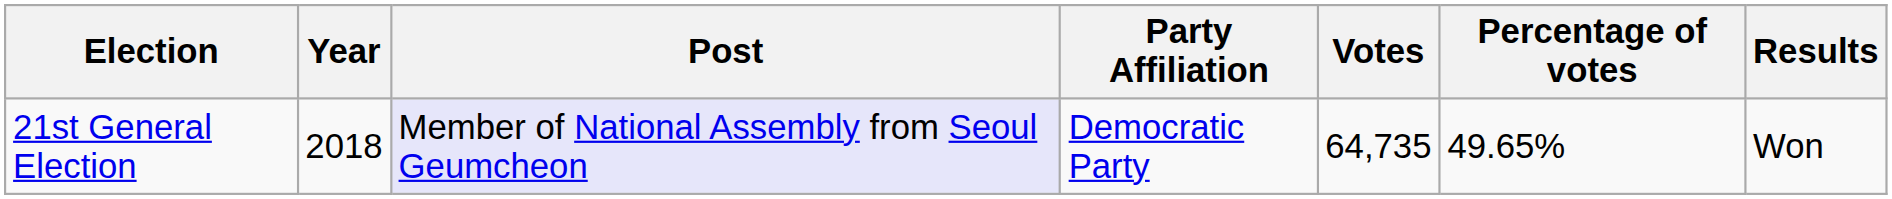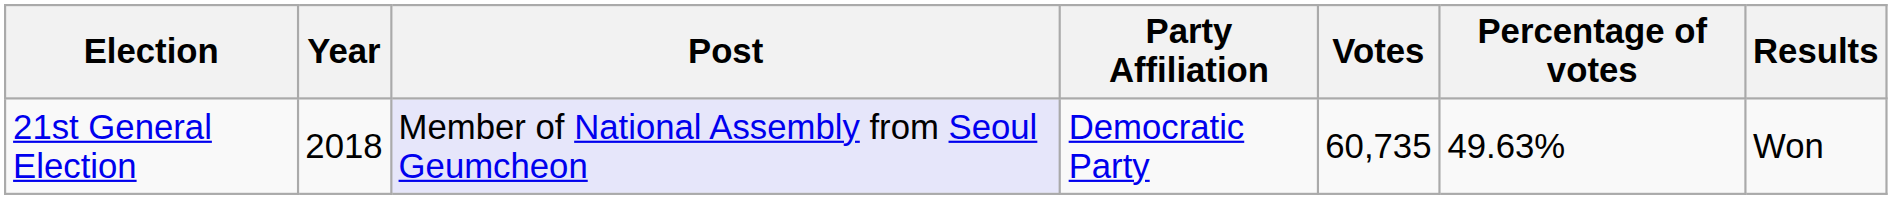(1378, 145) 64,735 -> (1378, 145) 60,735
(1506, 145) 49.65% -> (1506, 145) 49.63%
